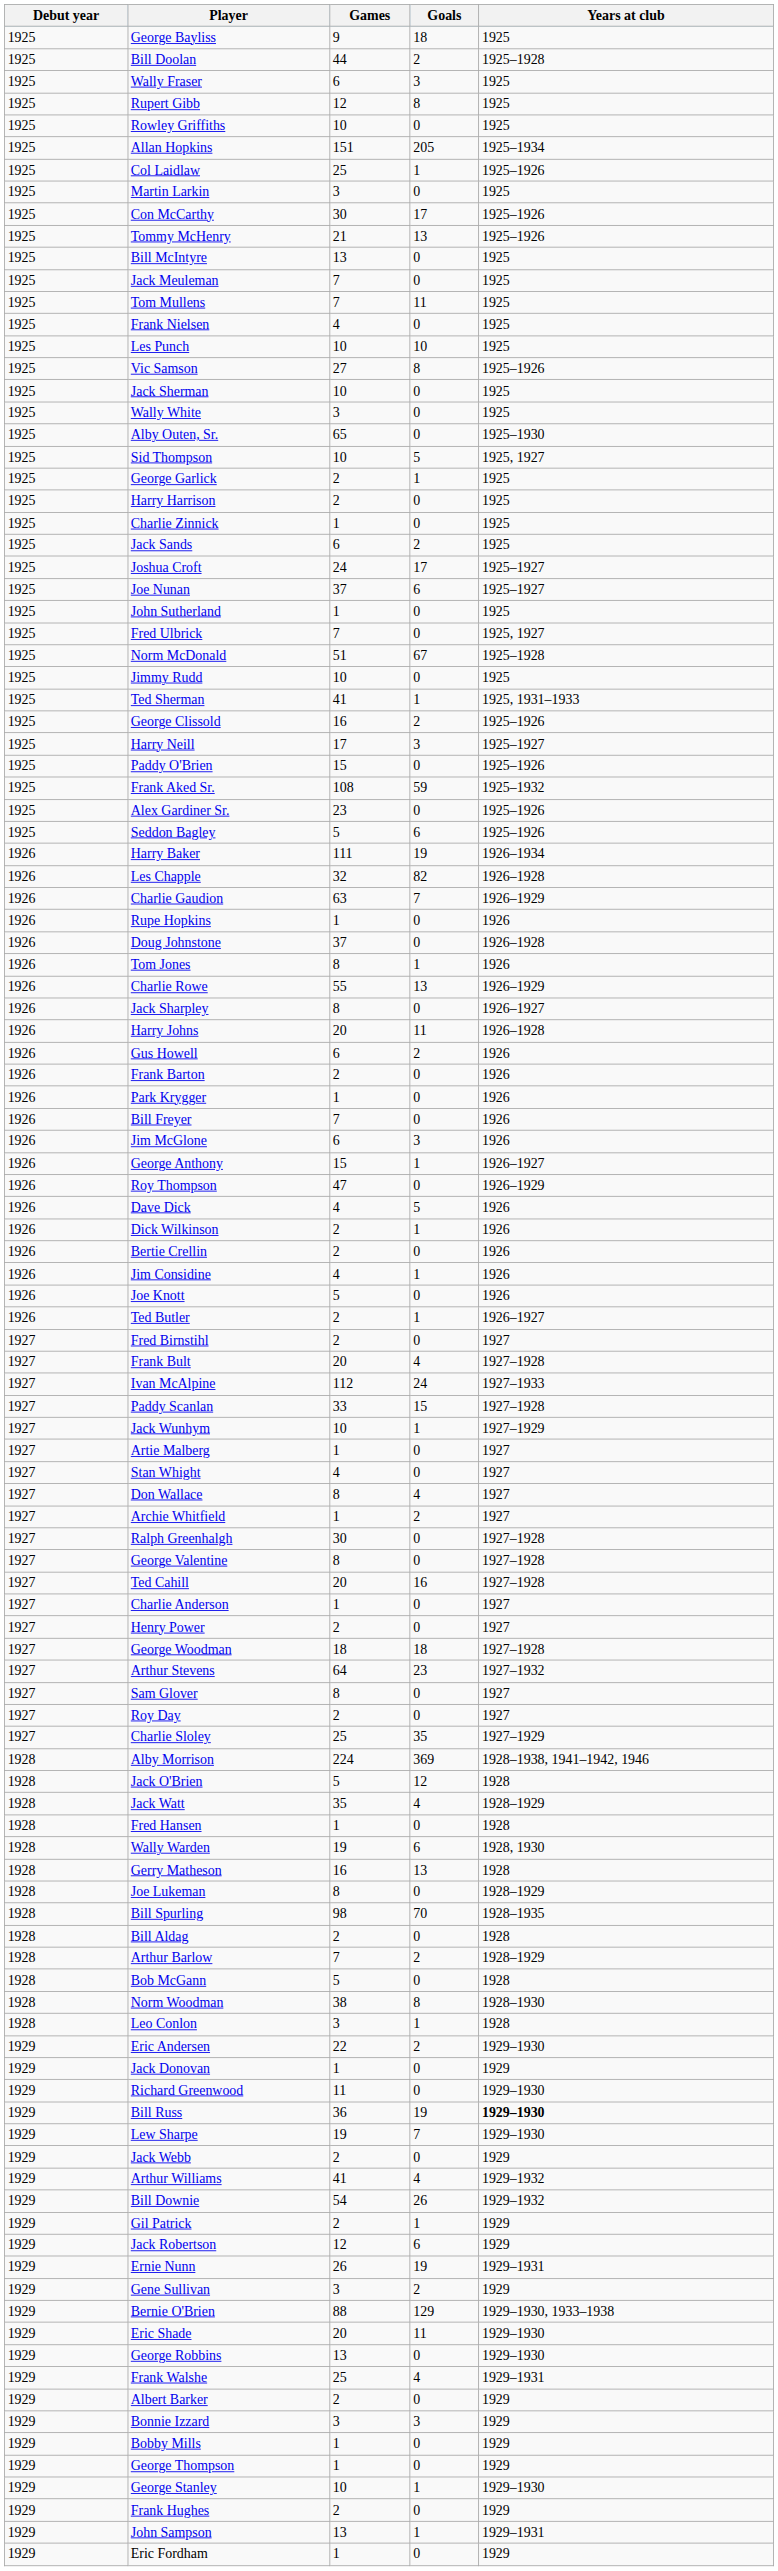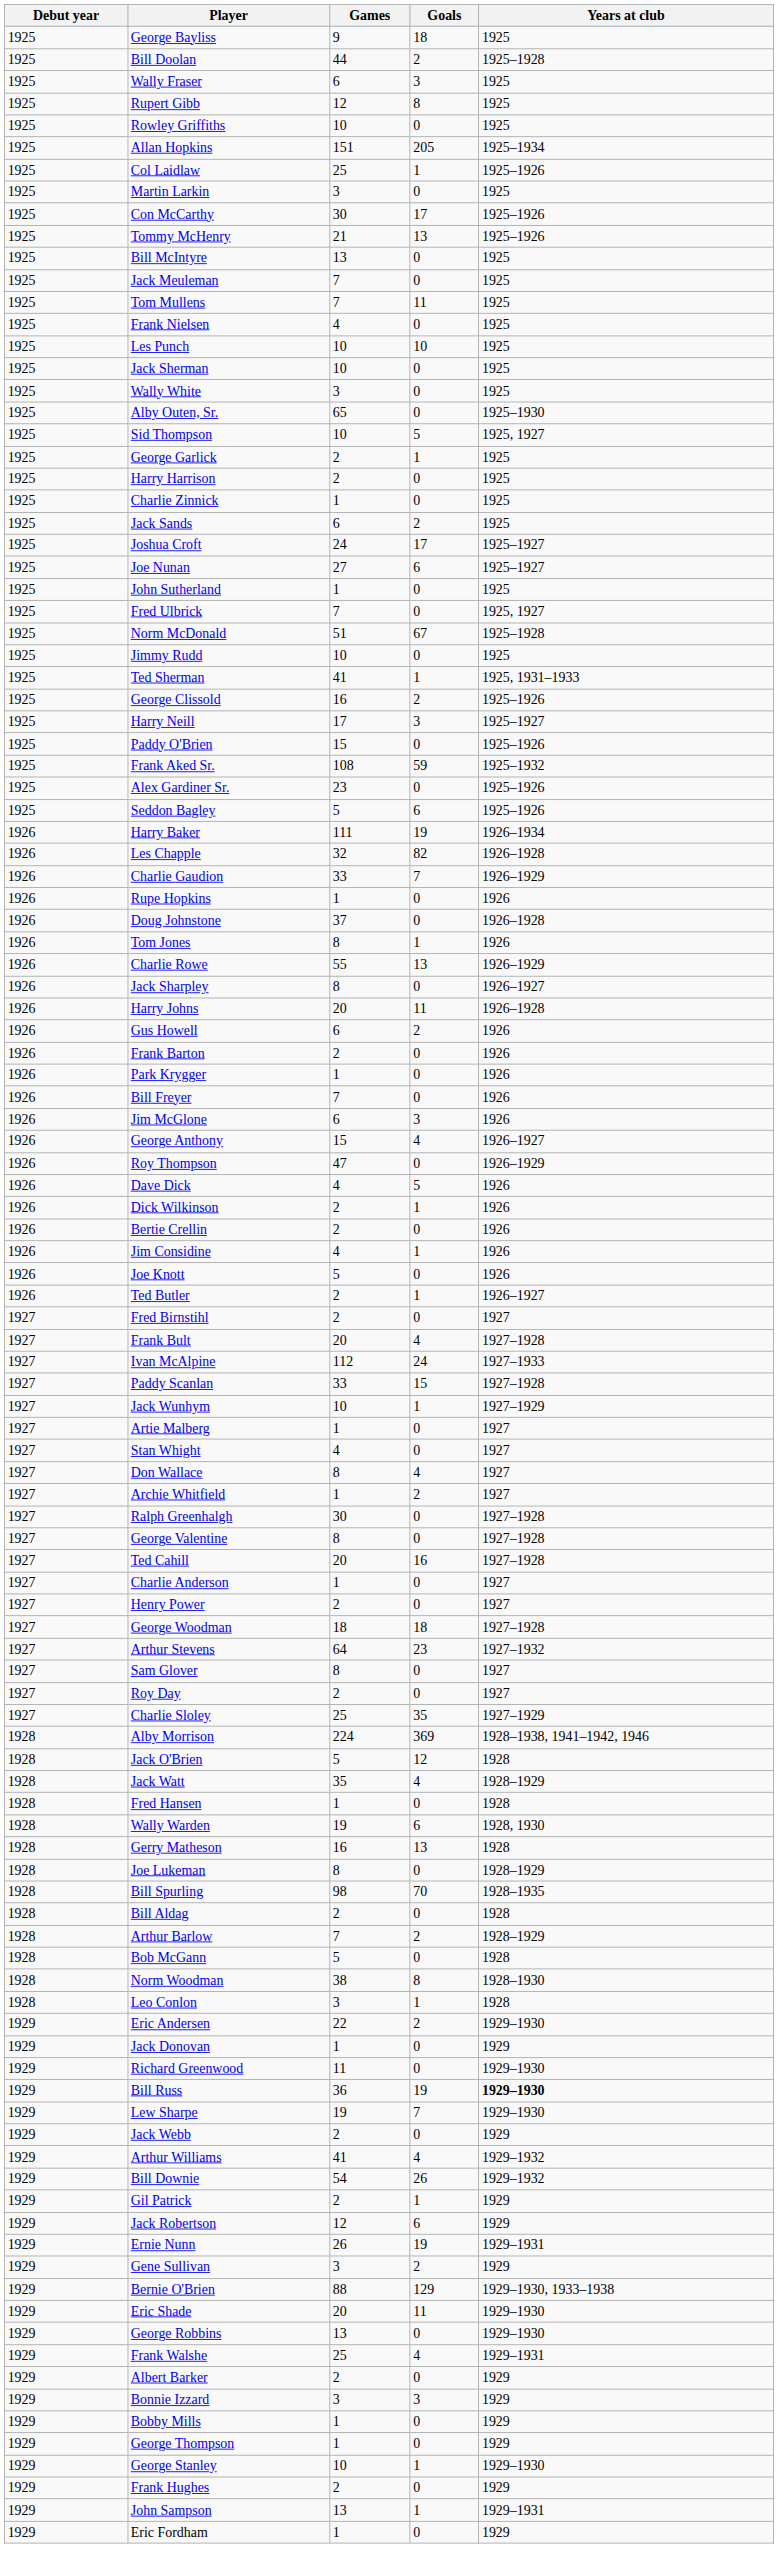- row: (164, 368)
(340, 589) 37 -> (340, 567) 27
(340, 898) 63 -> (340, 876) 33
(417, 1163) 1 -> (417, 1141) 4
